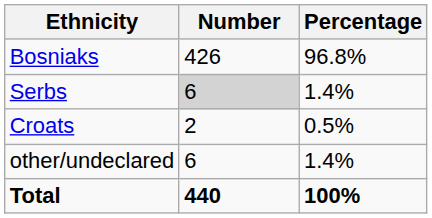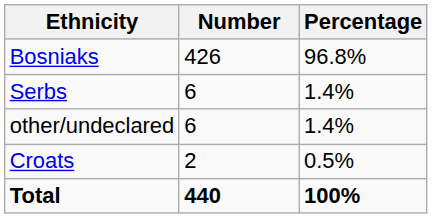(190, 91) lightgrey background -> (190, 91) no background
rows swapped: (42, 126) <-> (92, 160)
